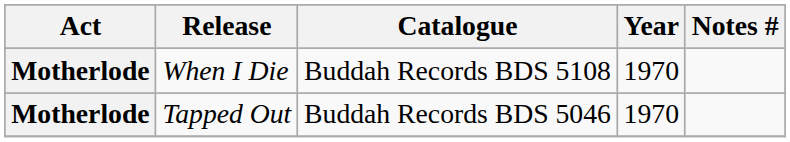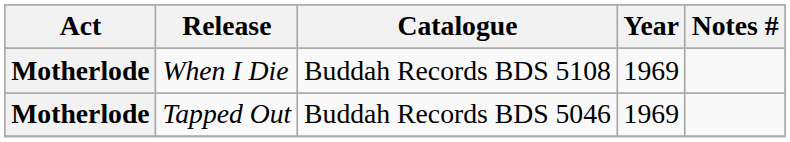(651, 70) 1970 -> (651, 70) 1969
(651, 114) 1970 -> (651, 114) 1969
